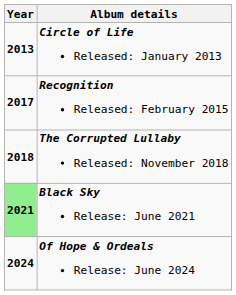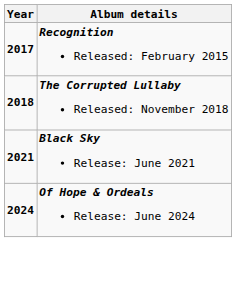- row: (134, 44)
(21, 210) lightgreen background -> (21, 156) no background
